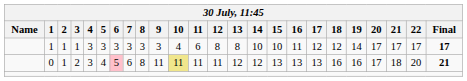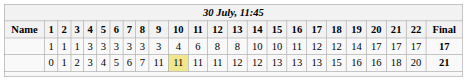(116, 63) pink background -> (116, 63) no background
(142, 63) 8 -> (142, 63) 7
(337, 63) 16 -> (337, 63) 15
(376, 63) 17 -> (376, 63) 16
